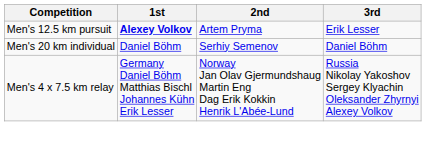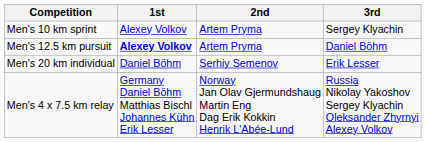+ row: (52, 30)
(353, 30) Erik Lesser -> (356, 47) Daniel Böhm
(356, 47) Daniel Böhm -> (353, 64) Erik Lesser
